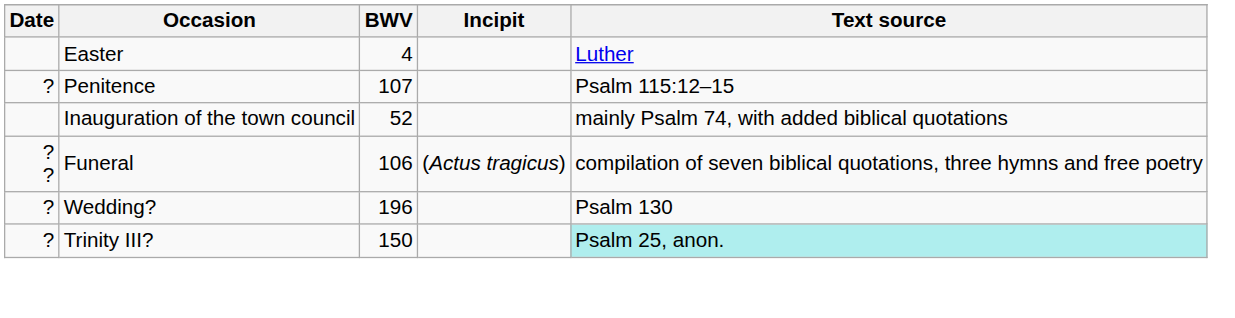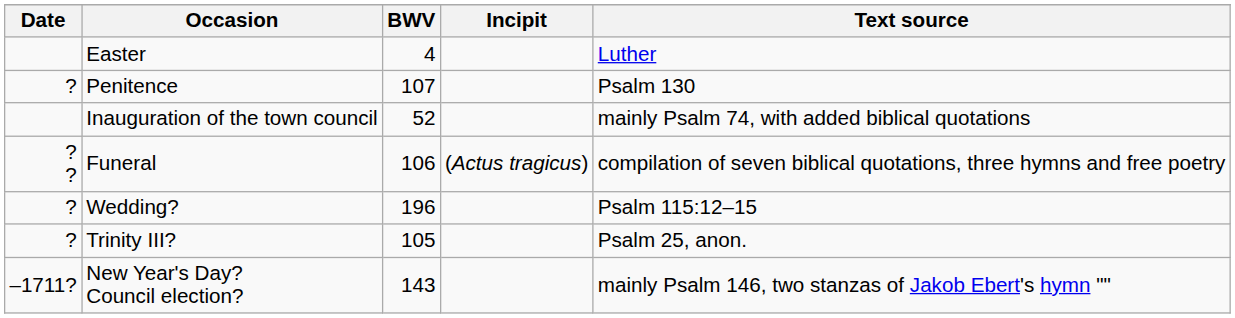(655, 86) Psalm 115:12–15 -> (647, 86) Psalm 130
(624, 207) Psalm 130 -> (677, 207) Psalm 115:12–15
(396, 240) 150 -> (418, 240) 105
(650, 240) paleturquoise background -> (672, 240) no background
+ row: (165, 284)
